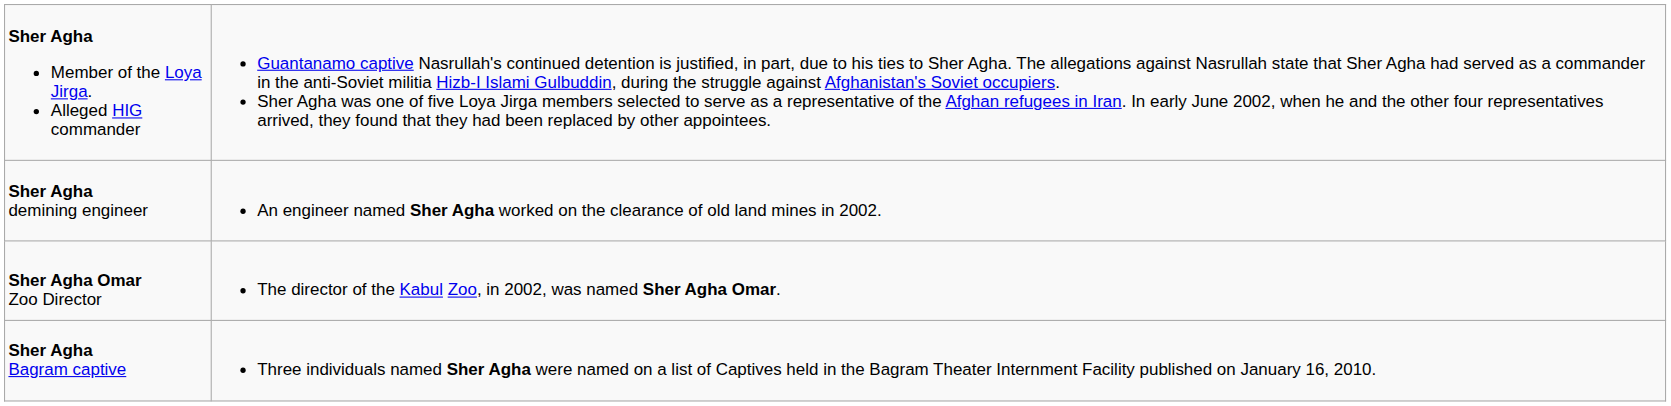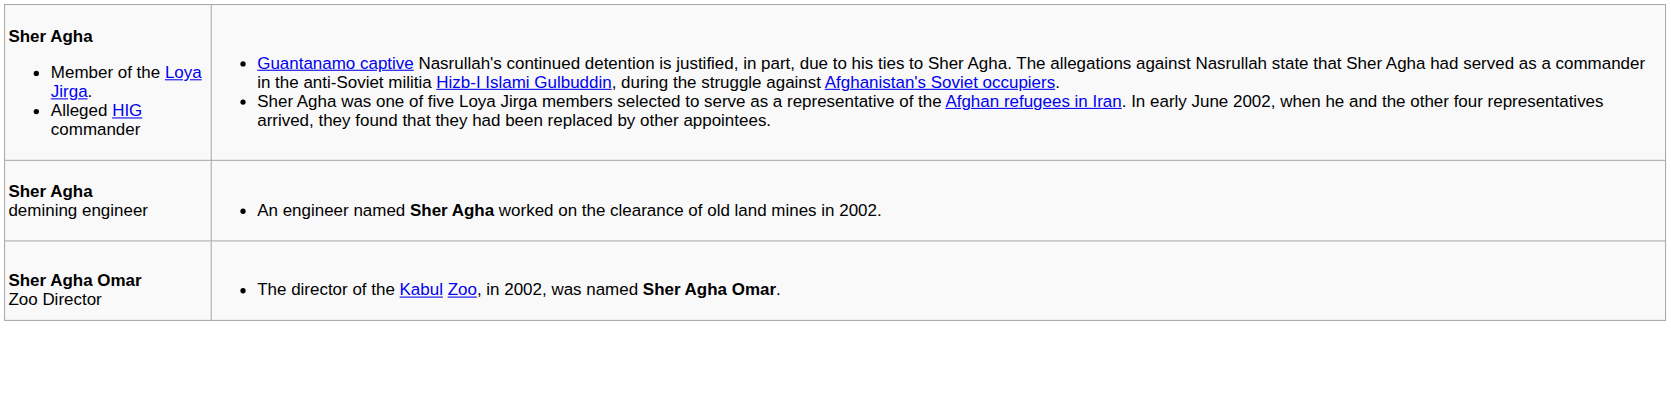- row: (67, 360)
